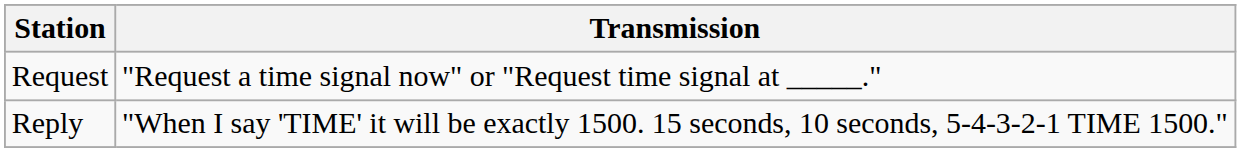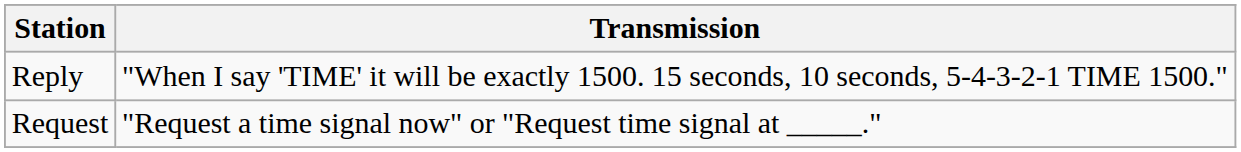rows swapped: (60, 75) <-> (48, 123)
